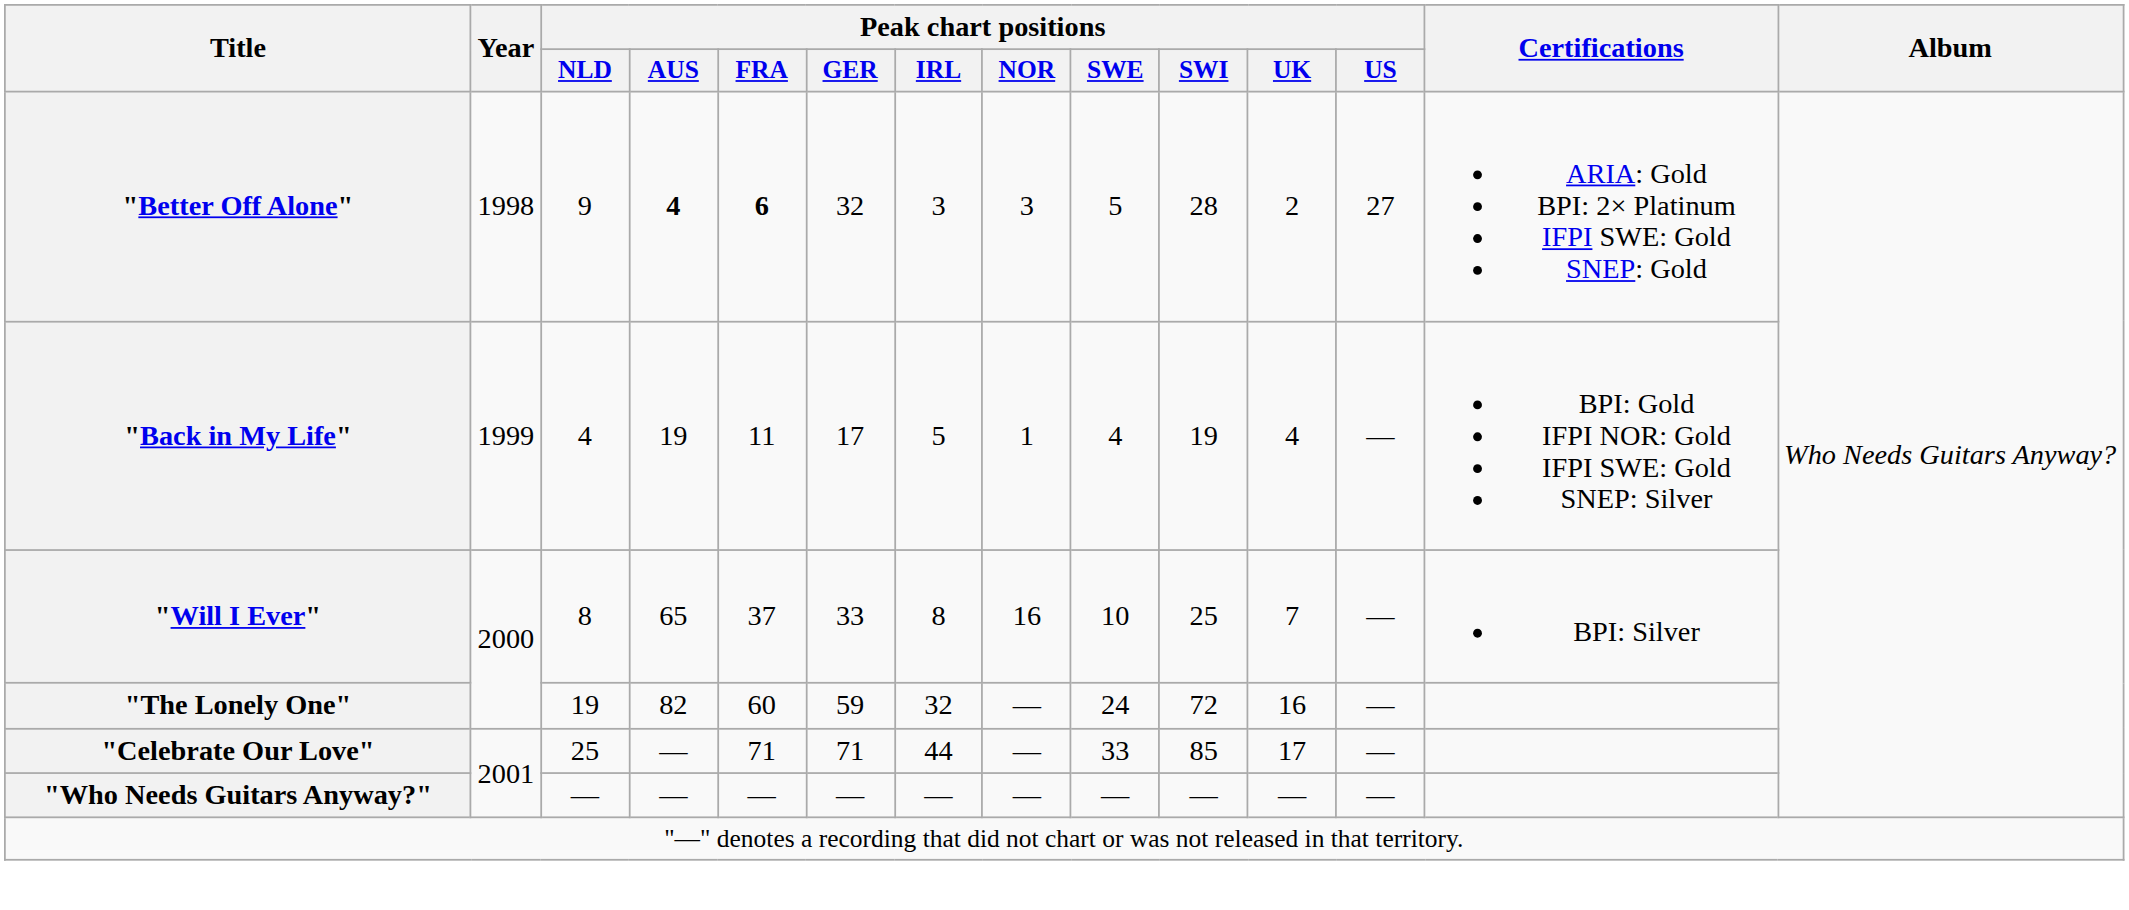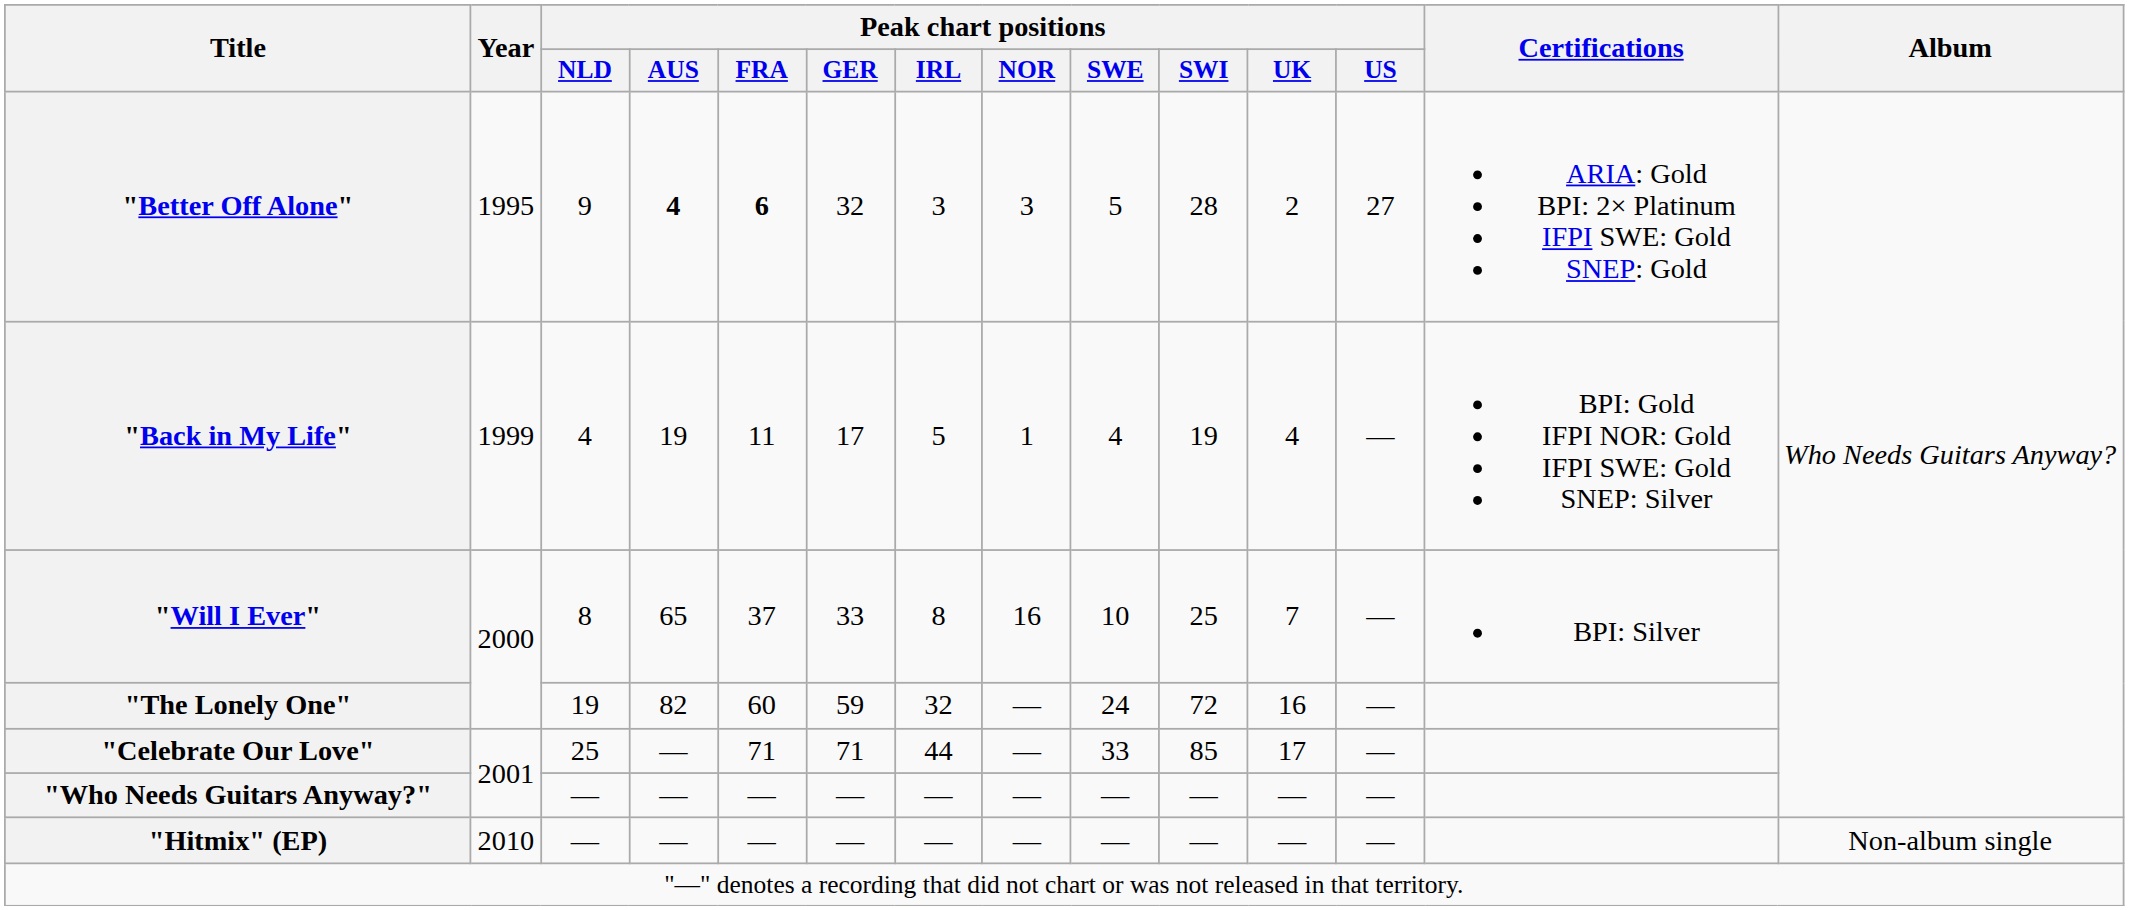(506, 205) 1998 -> (506, 205) 1995
+ row: (238, 840)
